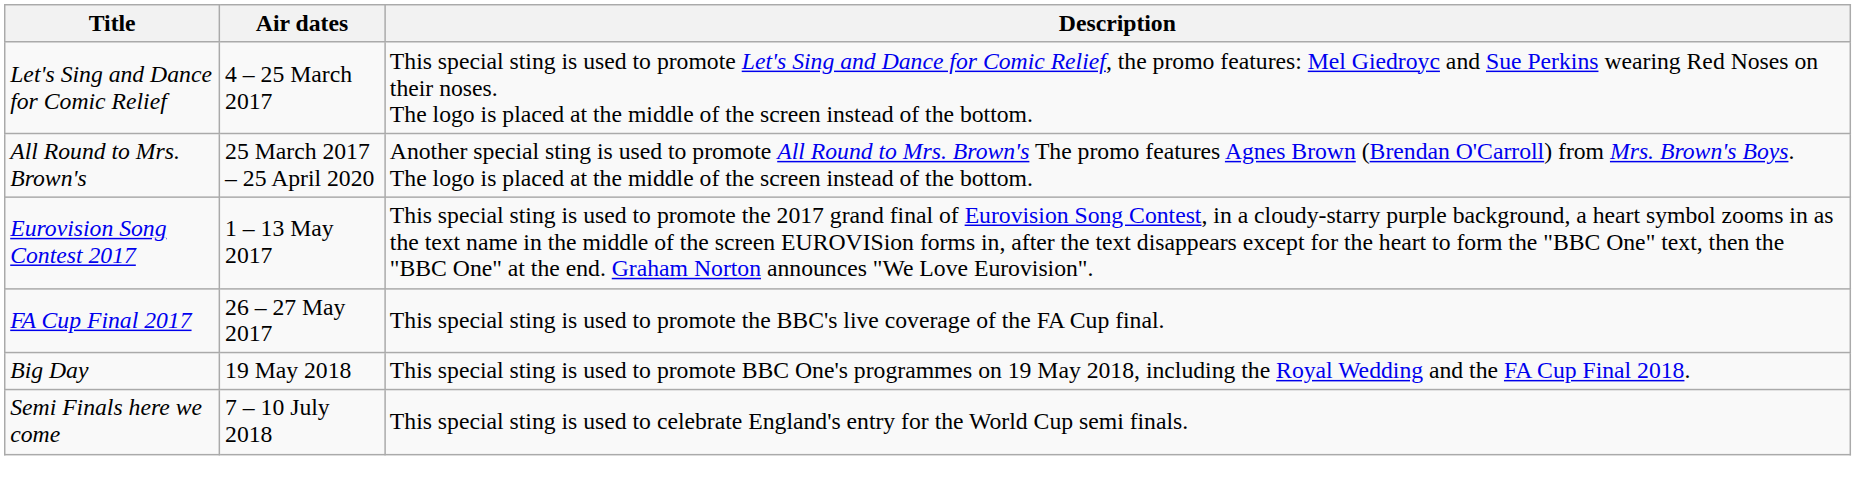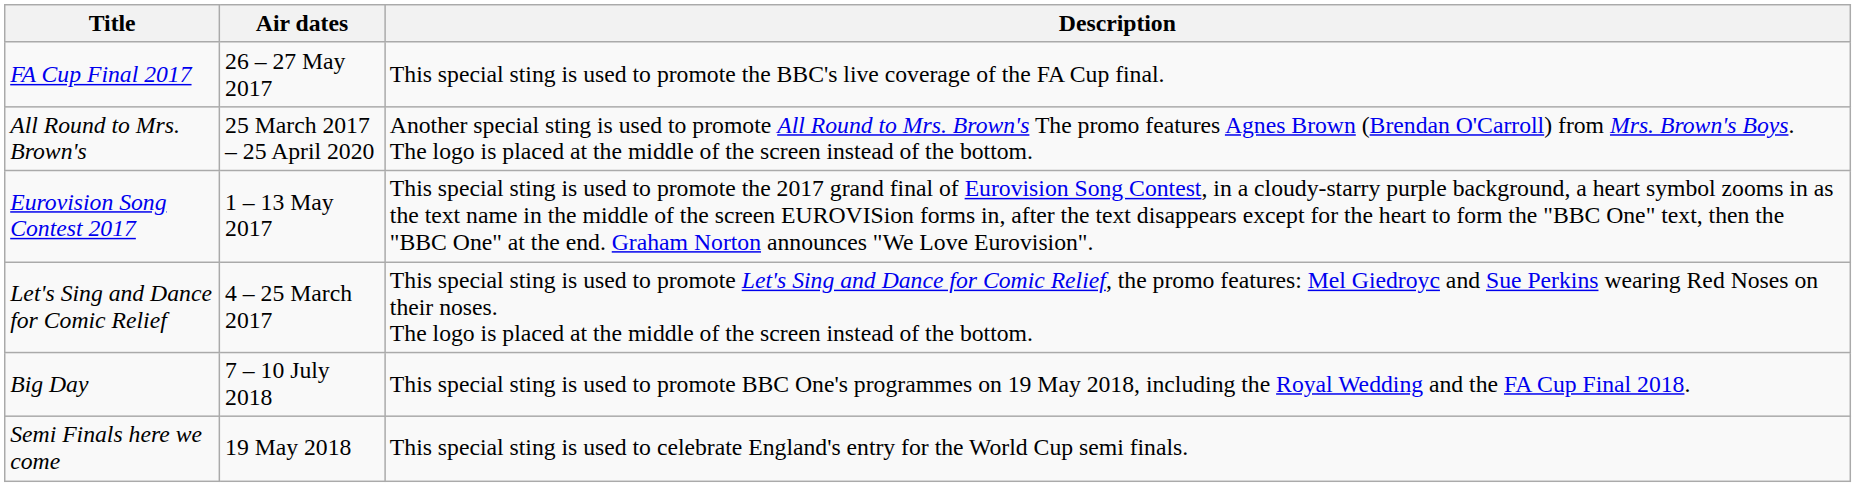rows swapped: (111, 87) <-> (101, 320)
(288, 370) 19 May 2018 -> (277, 384) 7 – 10 July 2018
(277, 421) 7 – 10 July 2018 -> (288, 448) 19 May 2018
